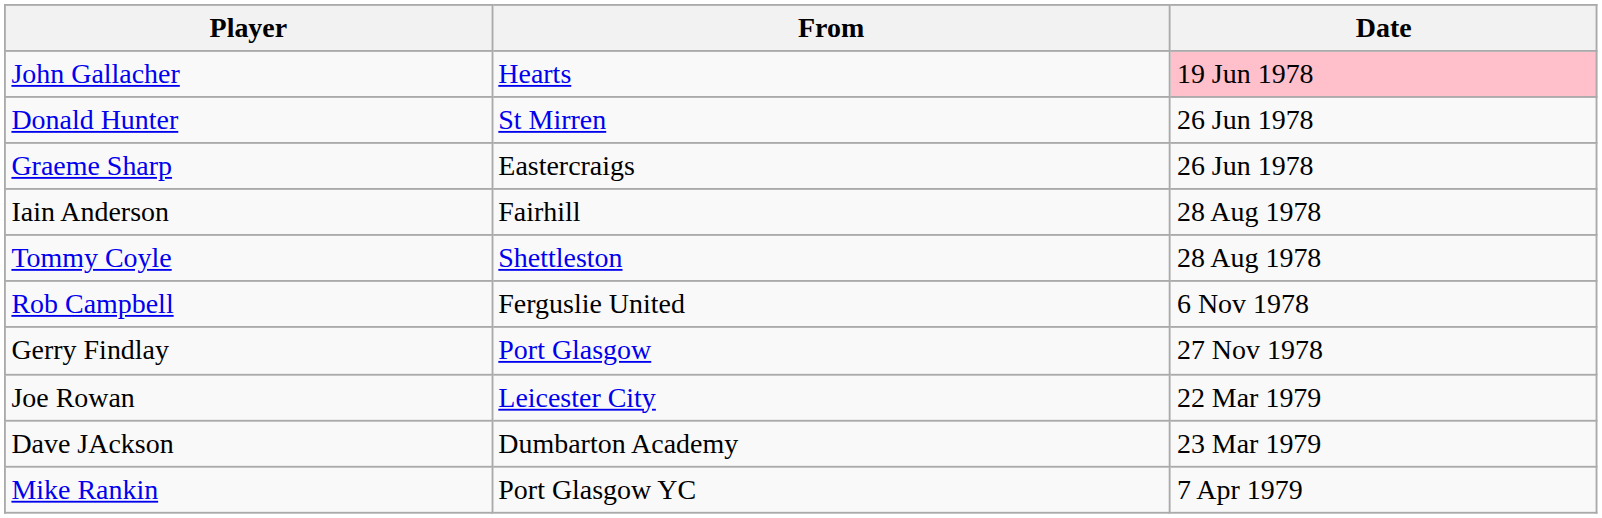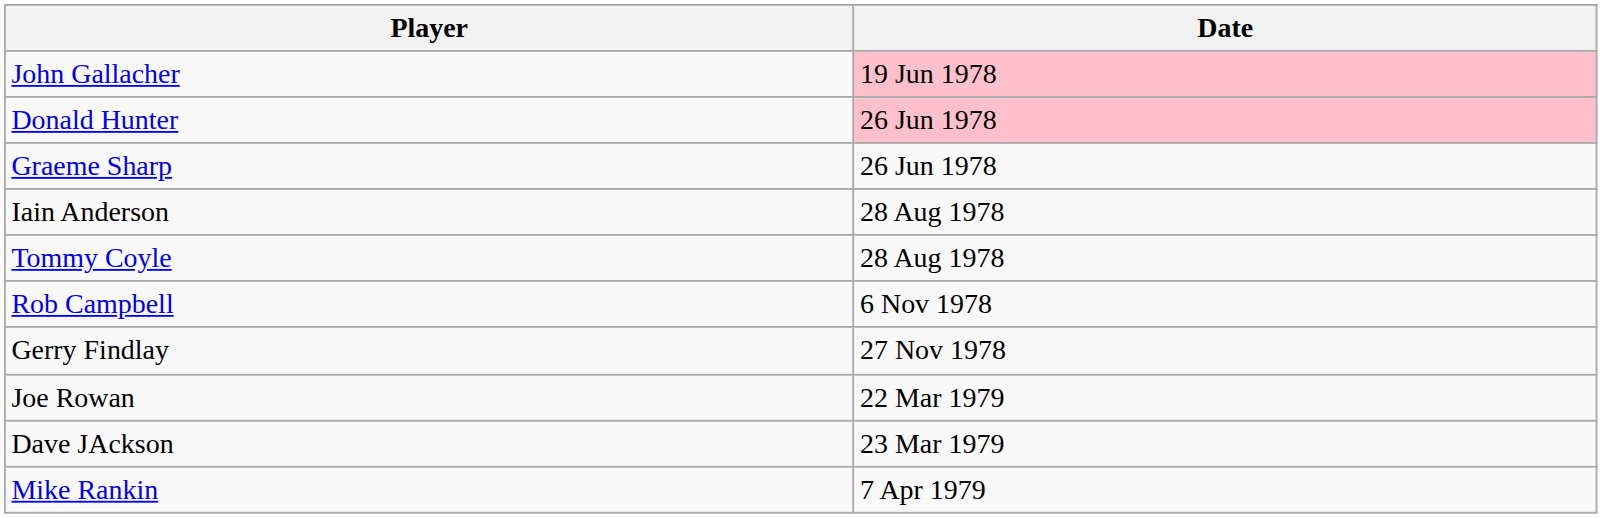- column: (831, 27)
(1245, 119) no background -> (928, 119) pink background
